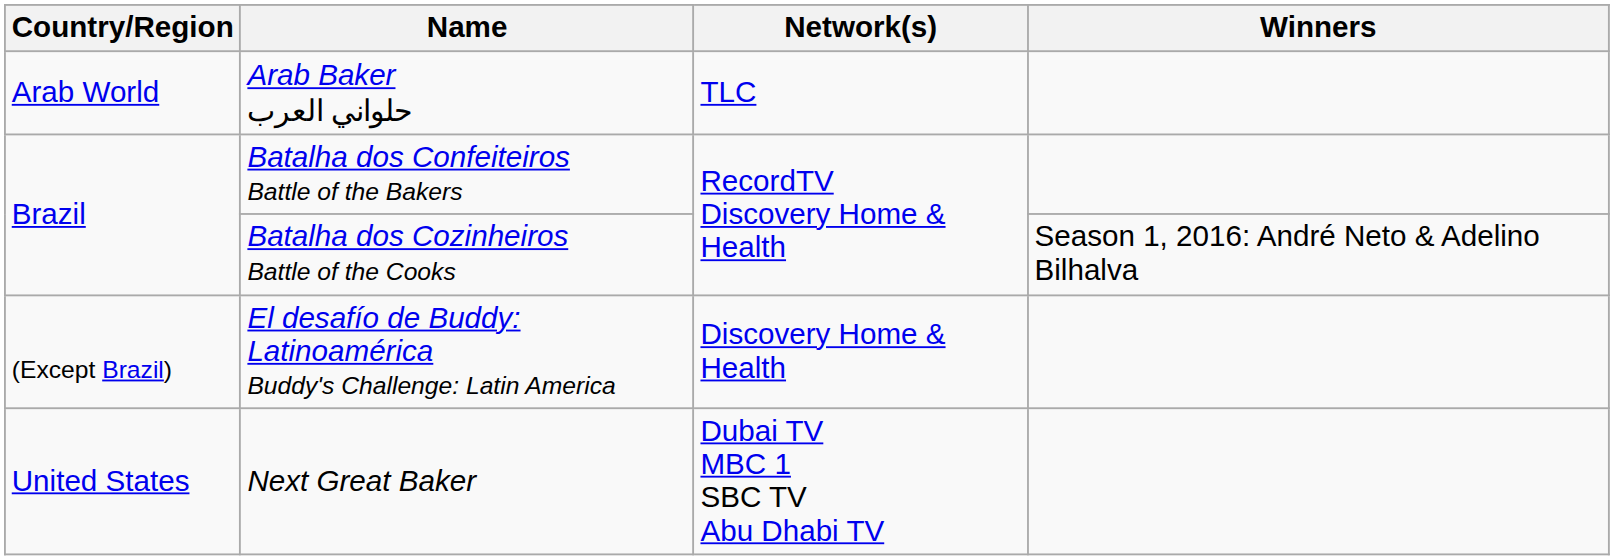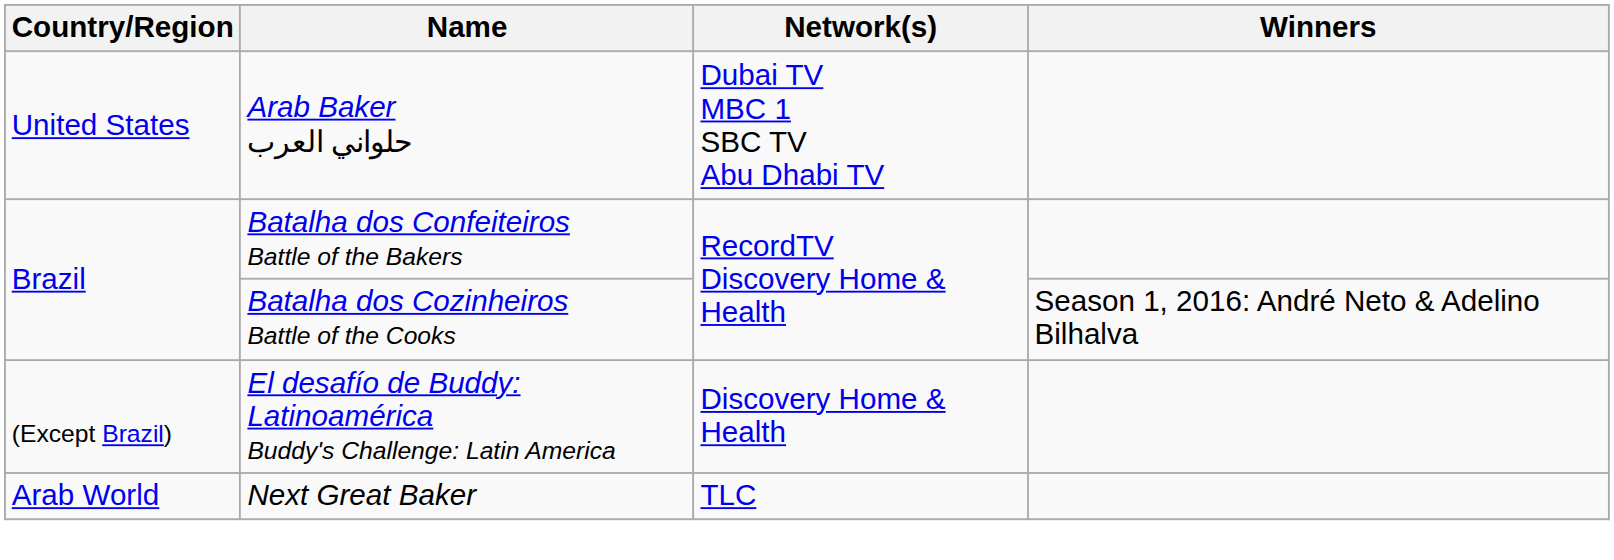(86, 92) Arab World -> (101, 124) United States
(728, 92) TLC -> (792, 124) Dubai TV MBC 1 SBC TV Abu Dhabi TV
(101, 480) United States -> (86, 495) Arab World
(792, 480) Dubai TV MBC 1 SBC TV Abu Dhabi TV -> (728, 495) TLC
